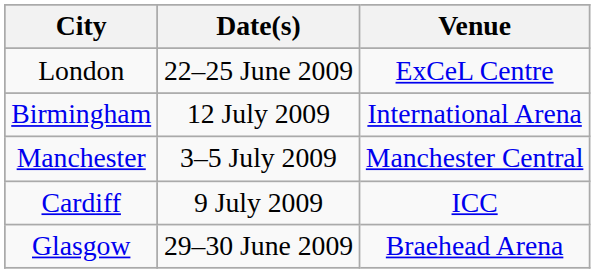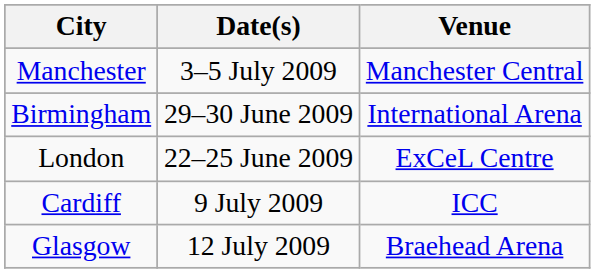rows swapped: (81, 70) <-> (81, 158)
(259, 114) 12 July 2009 -> (259, 114) 29–30 June 2009
(259, 245) 29–30 June 2009 -> (259, 245) 12 July 2009
